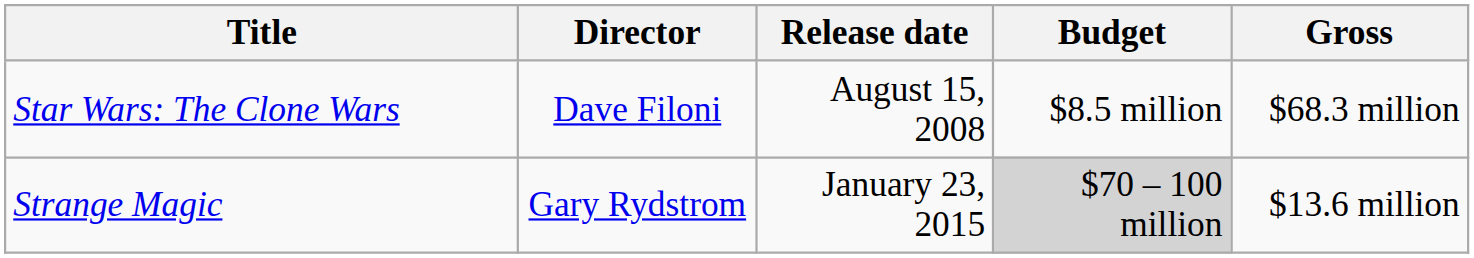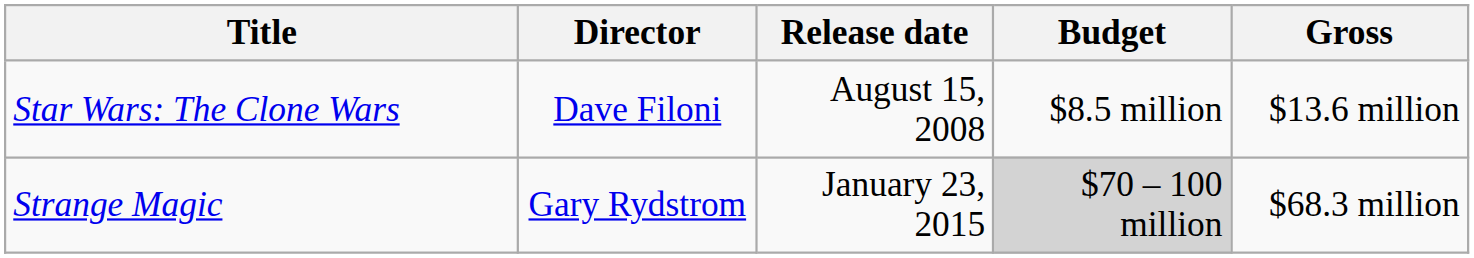(1364, 108) $68.3 million -> (1364, 108) $13.6 million
(1364, 204) $13.6 million -> (1364, 204) $68.3 million
